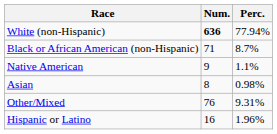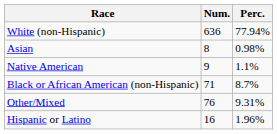(212, 31) bold -> (212, 31) normal
rows swapped: (103, 48) <-> (20, 84)
